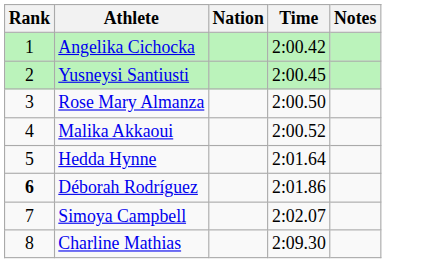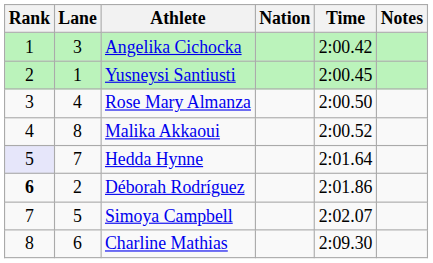+ column: (78, 18)
(29, 159) no background -> (29, 159) lavender background
